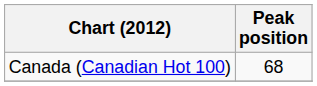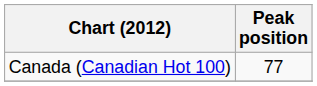(274, 66) 68 -> (274, 66) 77
